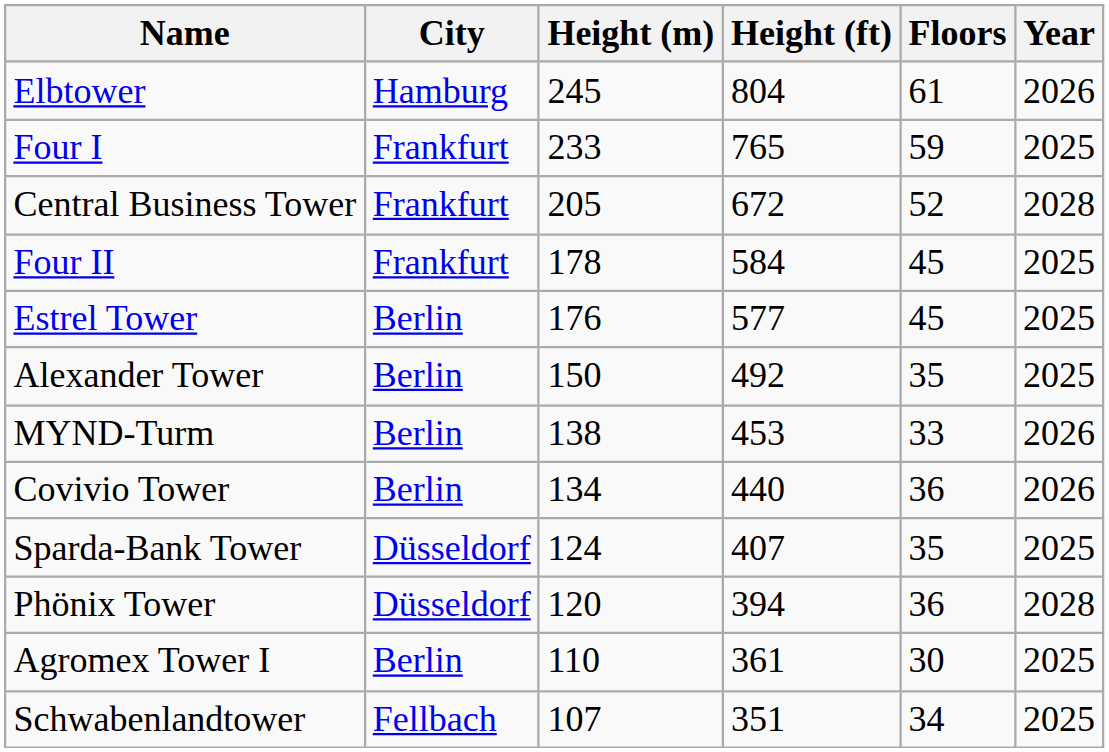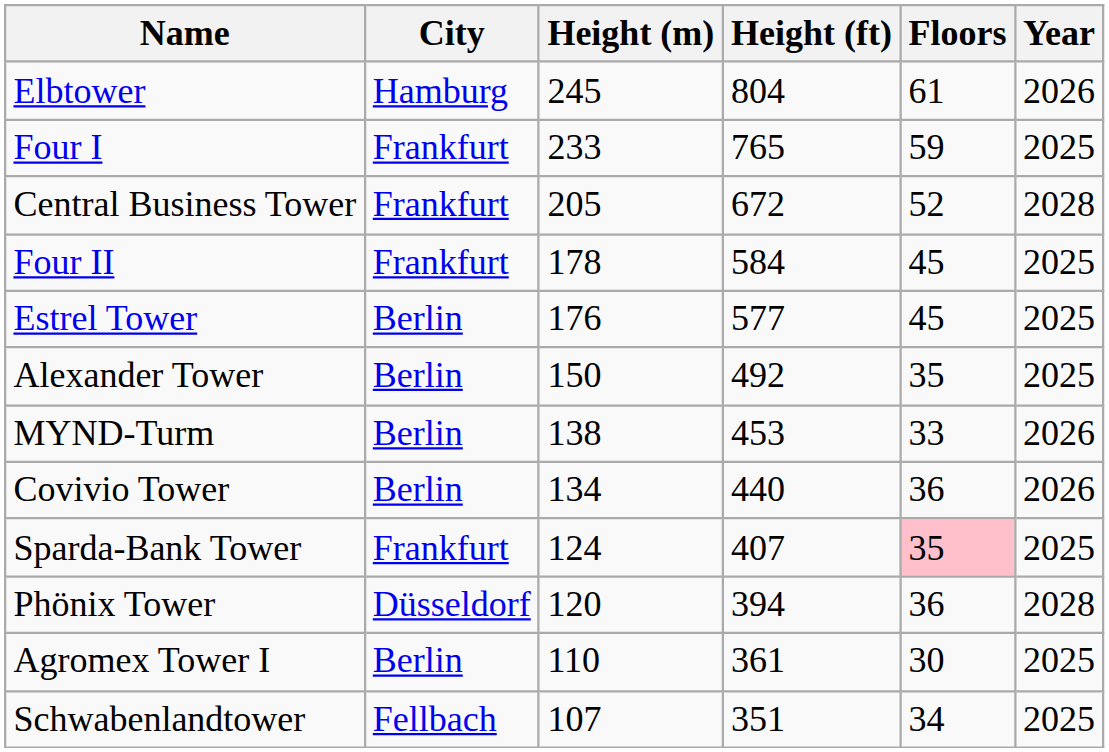(452, 546) Düsseldorf -> (441, 546) Frankfurt
(926, 546) no background -> (926, 546) pink background
